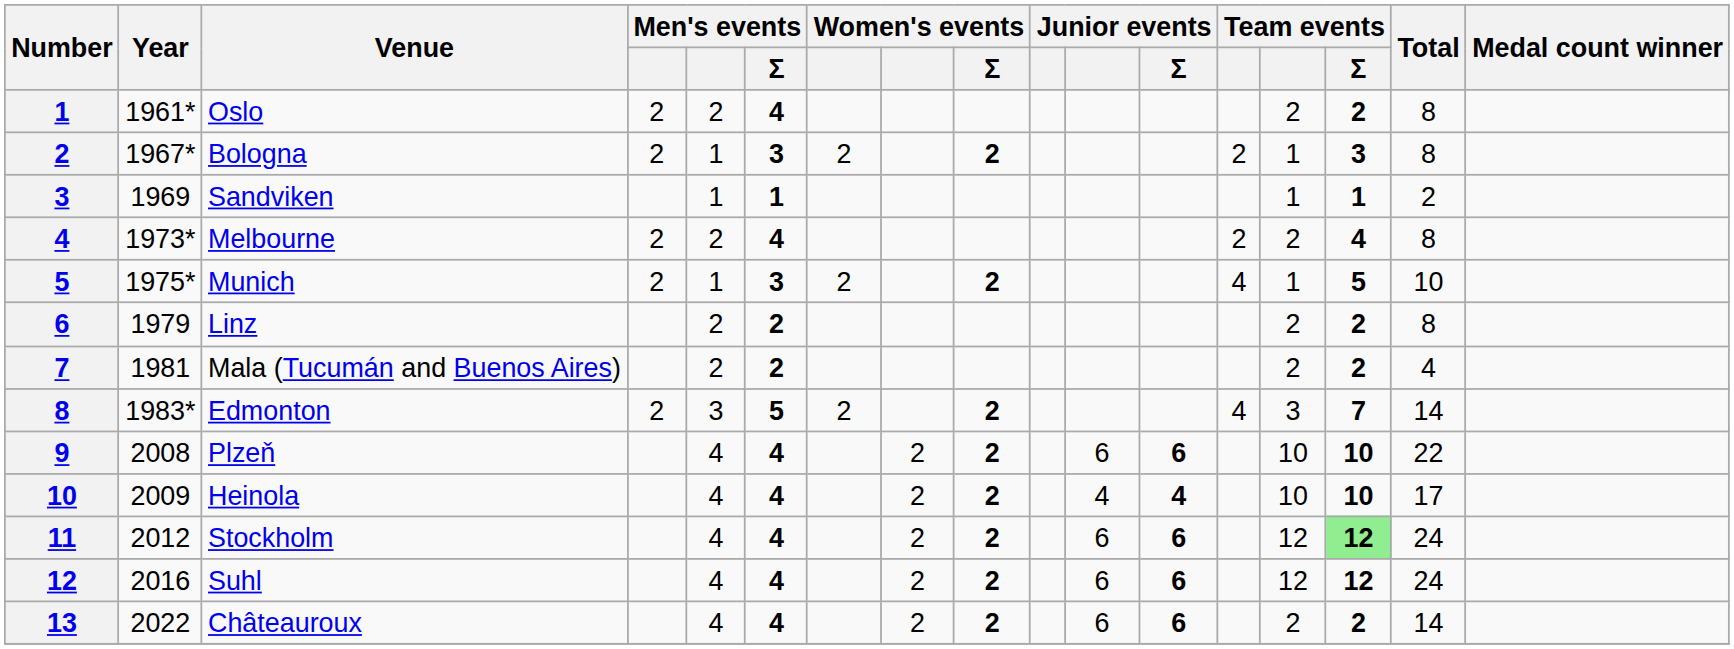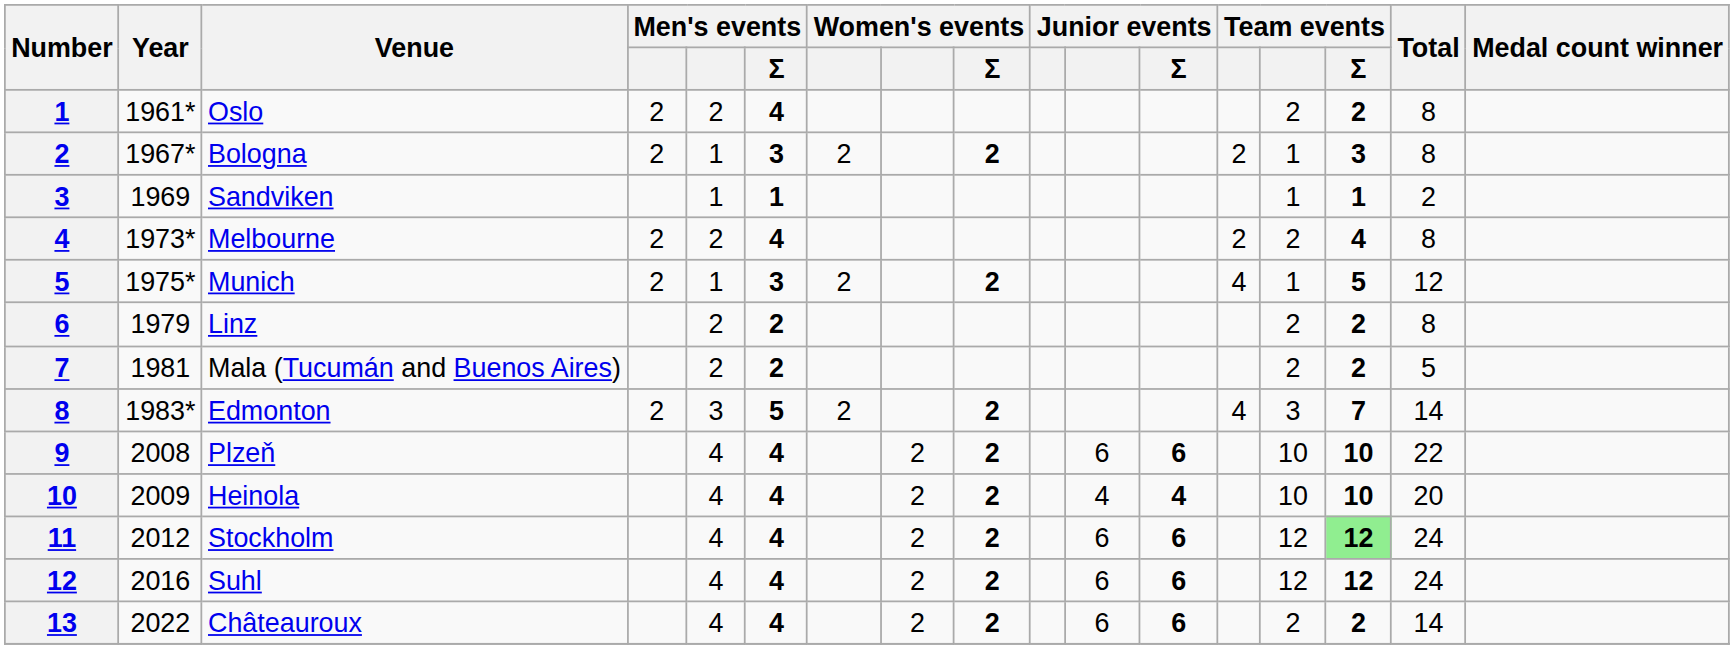(1429, 282) 10 -> (1429, 282) 12
(1429, 367) 4 -> (1429, 367) 5
(1429, 495) 17 -> (1429, 495) 20
